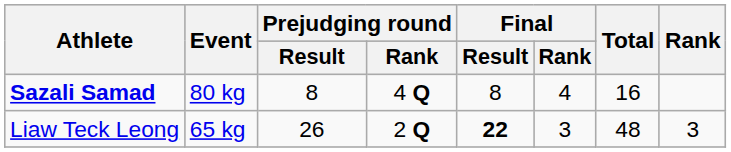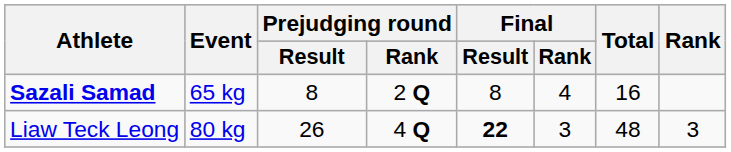(218, 93) 80 kg -> (218, 93) 65 kg
(412, 93) 4 Q -> (412, 93) 2 Q
(218, 129) 65 kg -> (218, 129) 80 kg
(412, 129) 2 Q -> (412, 129) 4 Q
